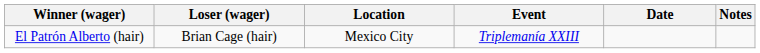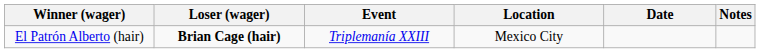columns swapped: (379, 15) <-> (529, 15)
(229, 36) normal -> (229, 36) bold
